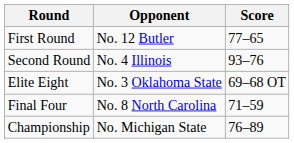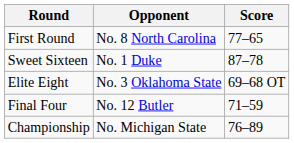(135, 37) No. 12 Butler -> (156, 37) No. 8 North Carolina
- row: (49, 60)
+ row: (48, 60)
(157, 104) No. 8 North Carolina -> (135, 104) No. 12 Butler
